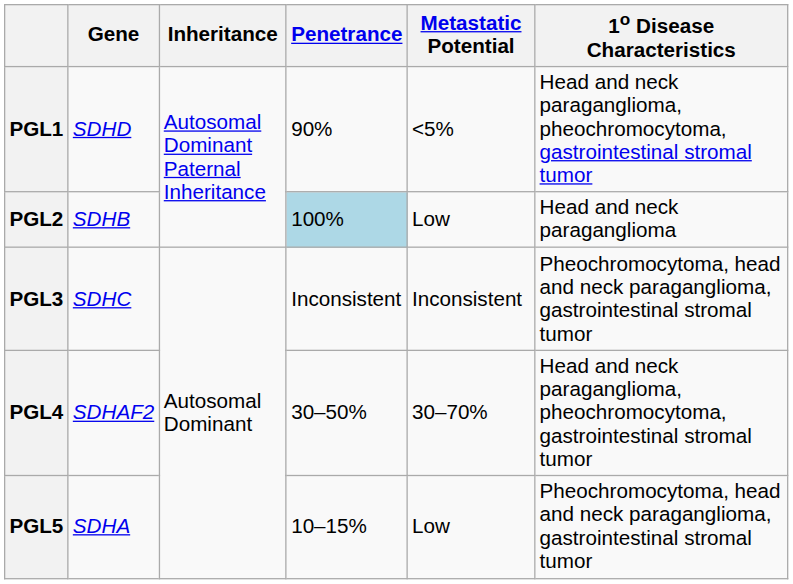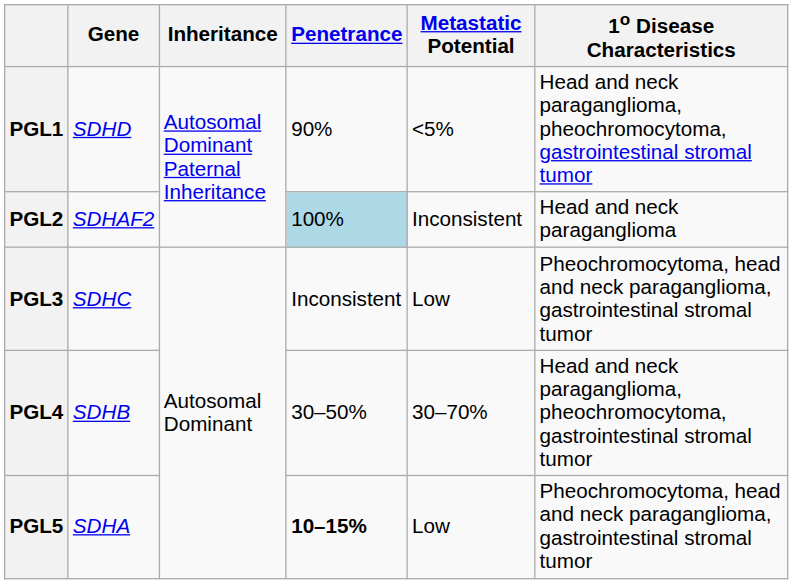(102, 219) SDHB -> (114, 219) SDHAF2
(431, 219) Low -> (467, 219) Inconsistent
(467, 298) Inconsistent -> (431, 298) Low
(114, 412) SDHAF2 -> (102, 412) SDHB
(329, 526) normal -> (329, 526) bold
